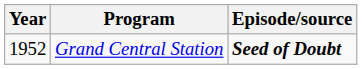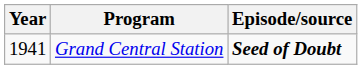(28, 49) 1952 -> (28, 49) 1941
